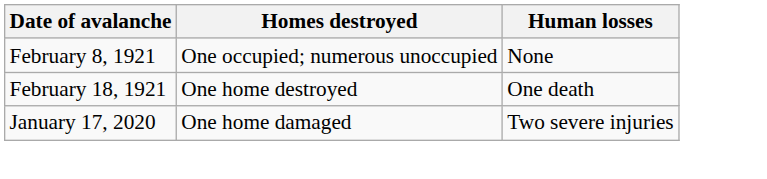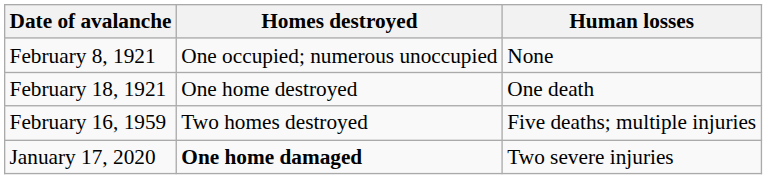+ row: (88, 122)
(266, 122) normal -> (272, 156) bold
